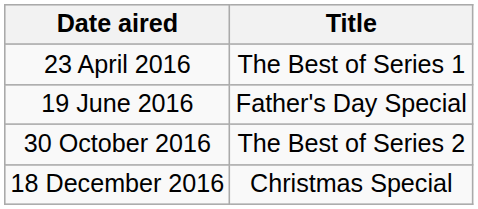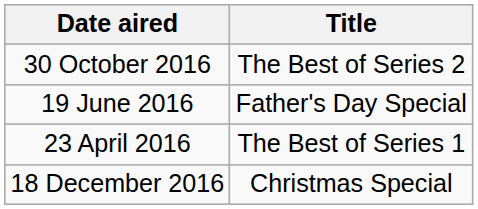rows swapped: (117, 64) <-> (117, 143)
